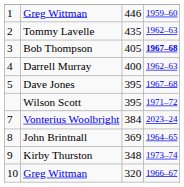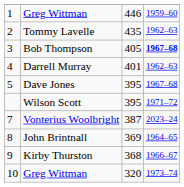(133, 66) 400 -> (133, 66) 401
(133, 119) 384 -> (133, 119) 387
(133, 155) 348 -> (133, 155) 368
(162, 155) 1973–74 -> (162, 155) 1966–67
(162, 173) 1966–67 -> (162, 173) 1973–74
